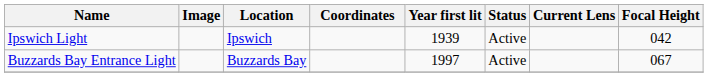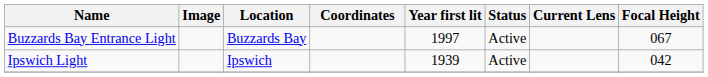rows swapped: (92, 60) <-> (47, 38)
